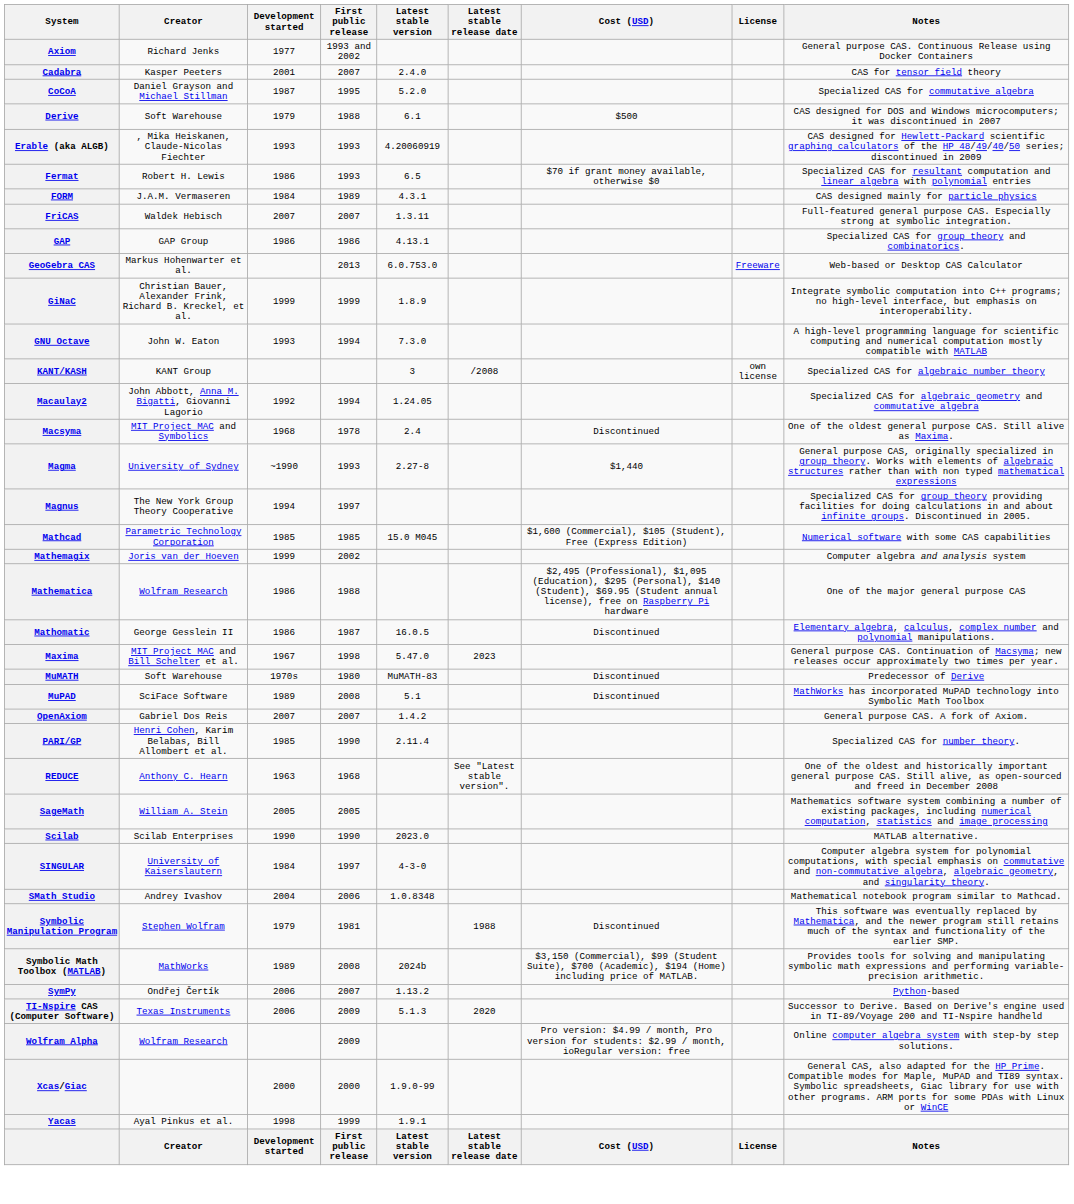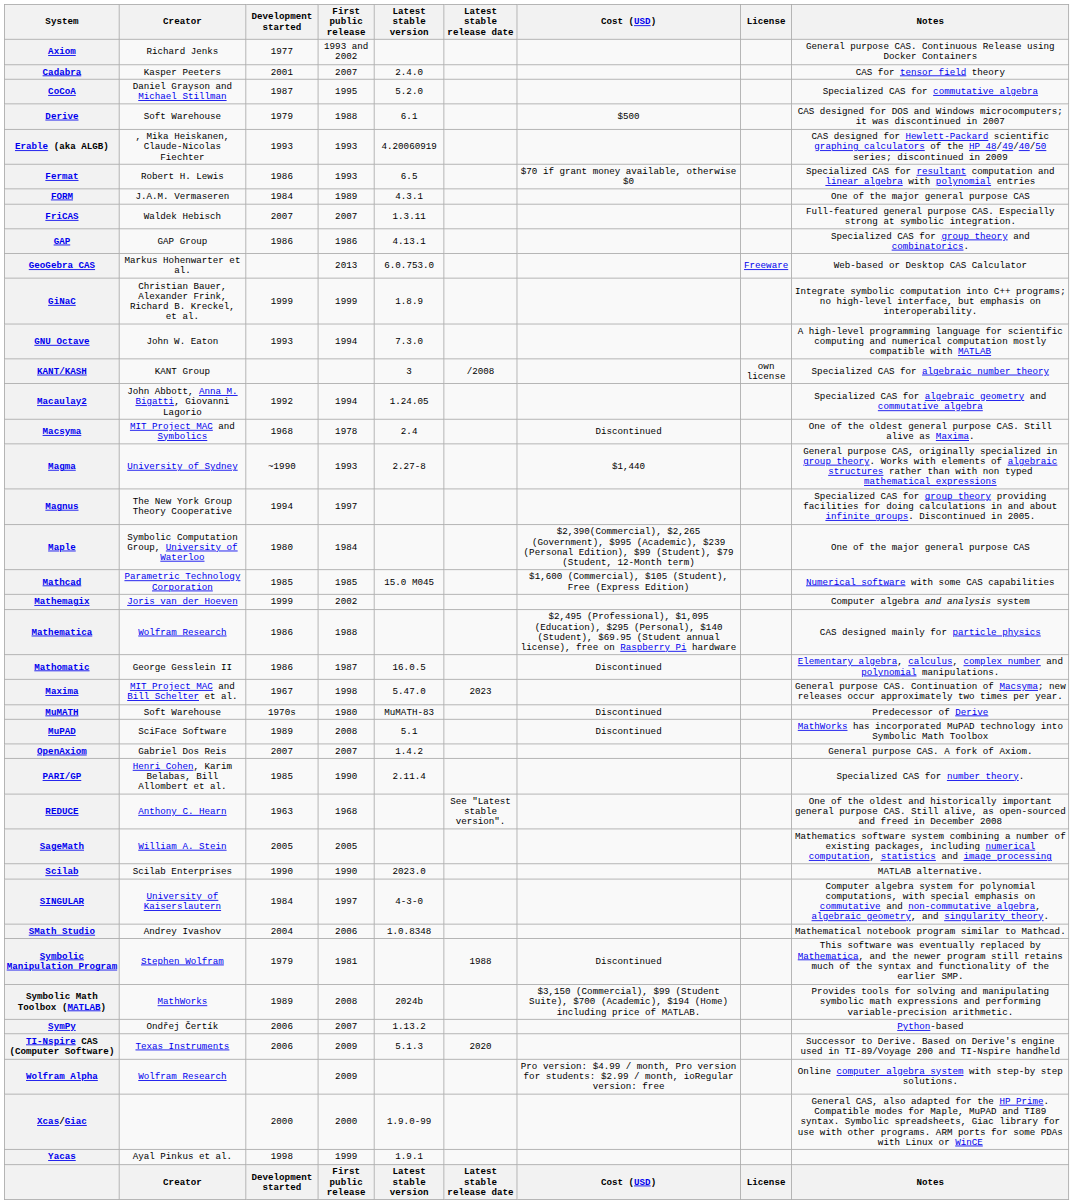(926, 196) CAS designed mainly for particle physics -> (930, 196) One of the major general purpose CAS
+ row: (62, 547)
(926, 592) One of the major general purpose CAS -> (930, 632) CAS designed mainly for particle physics
